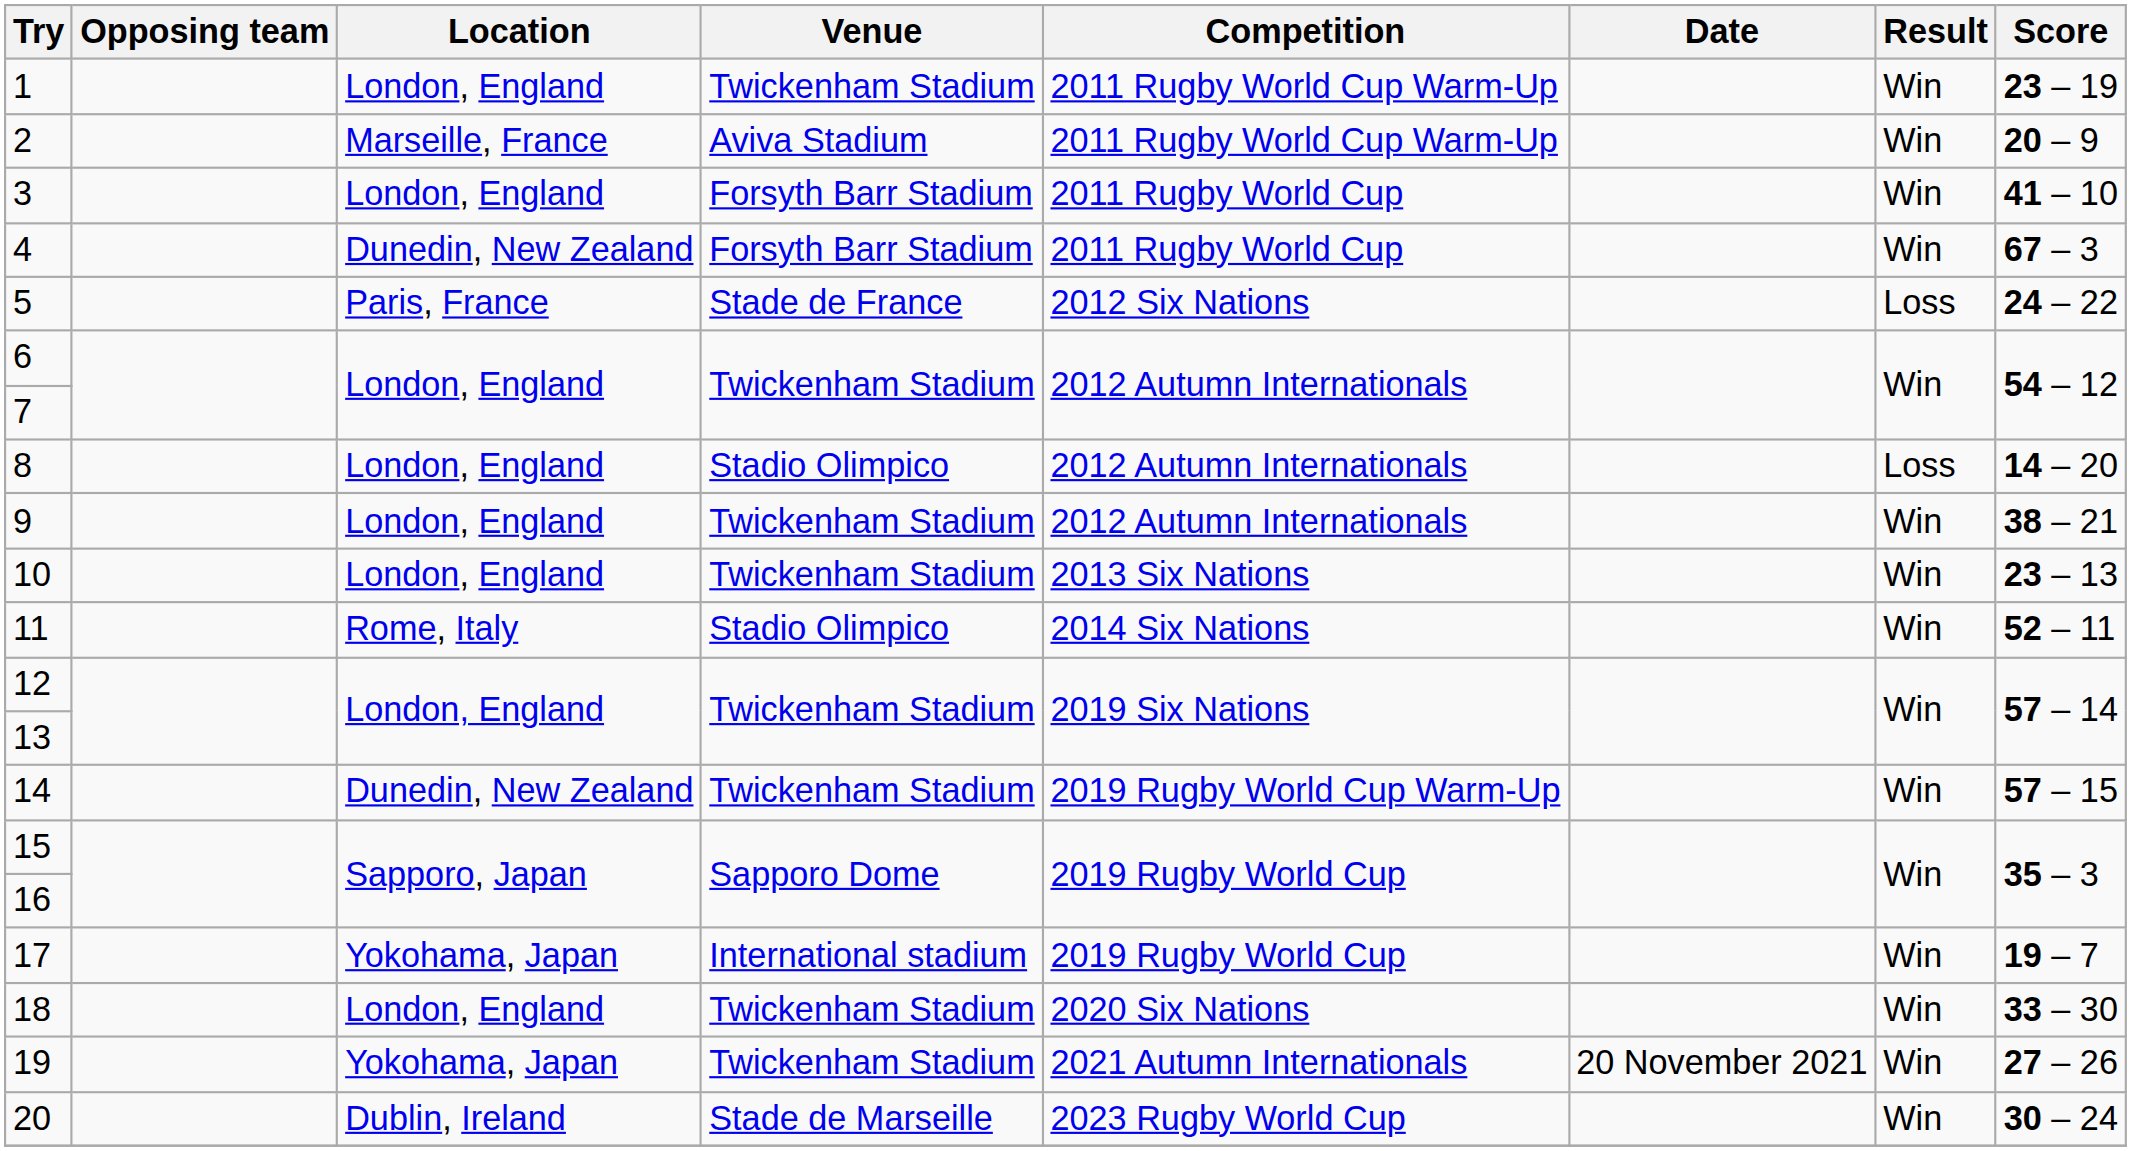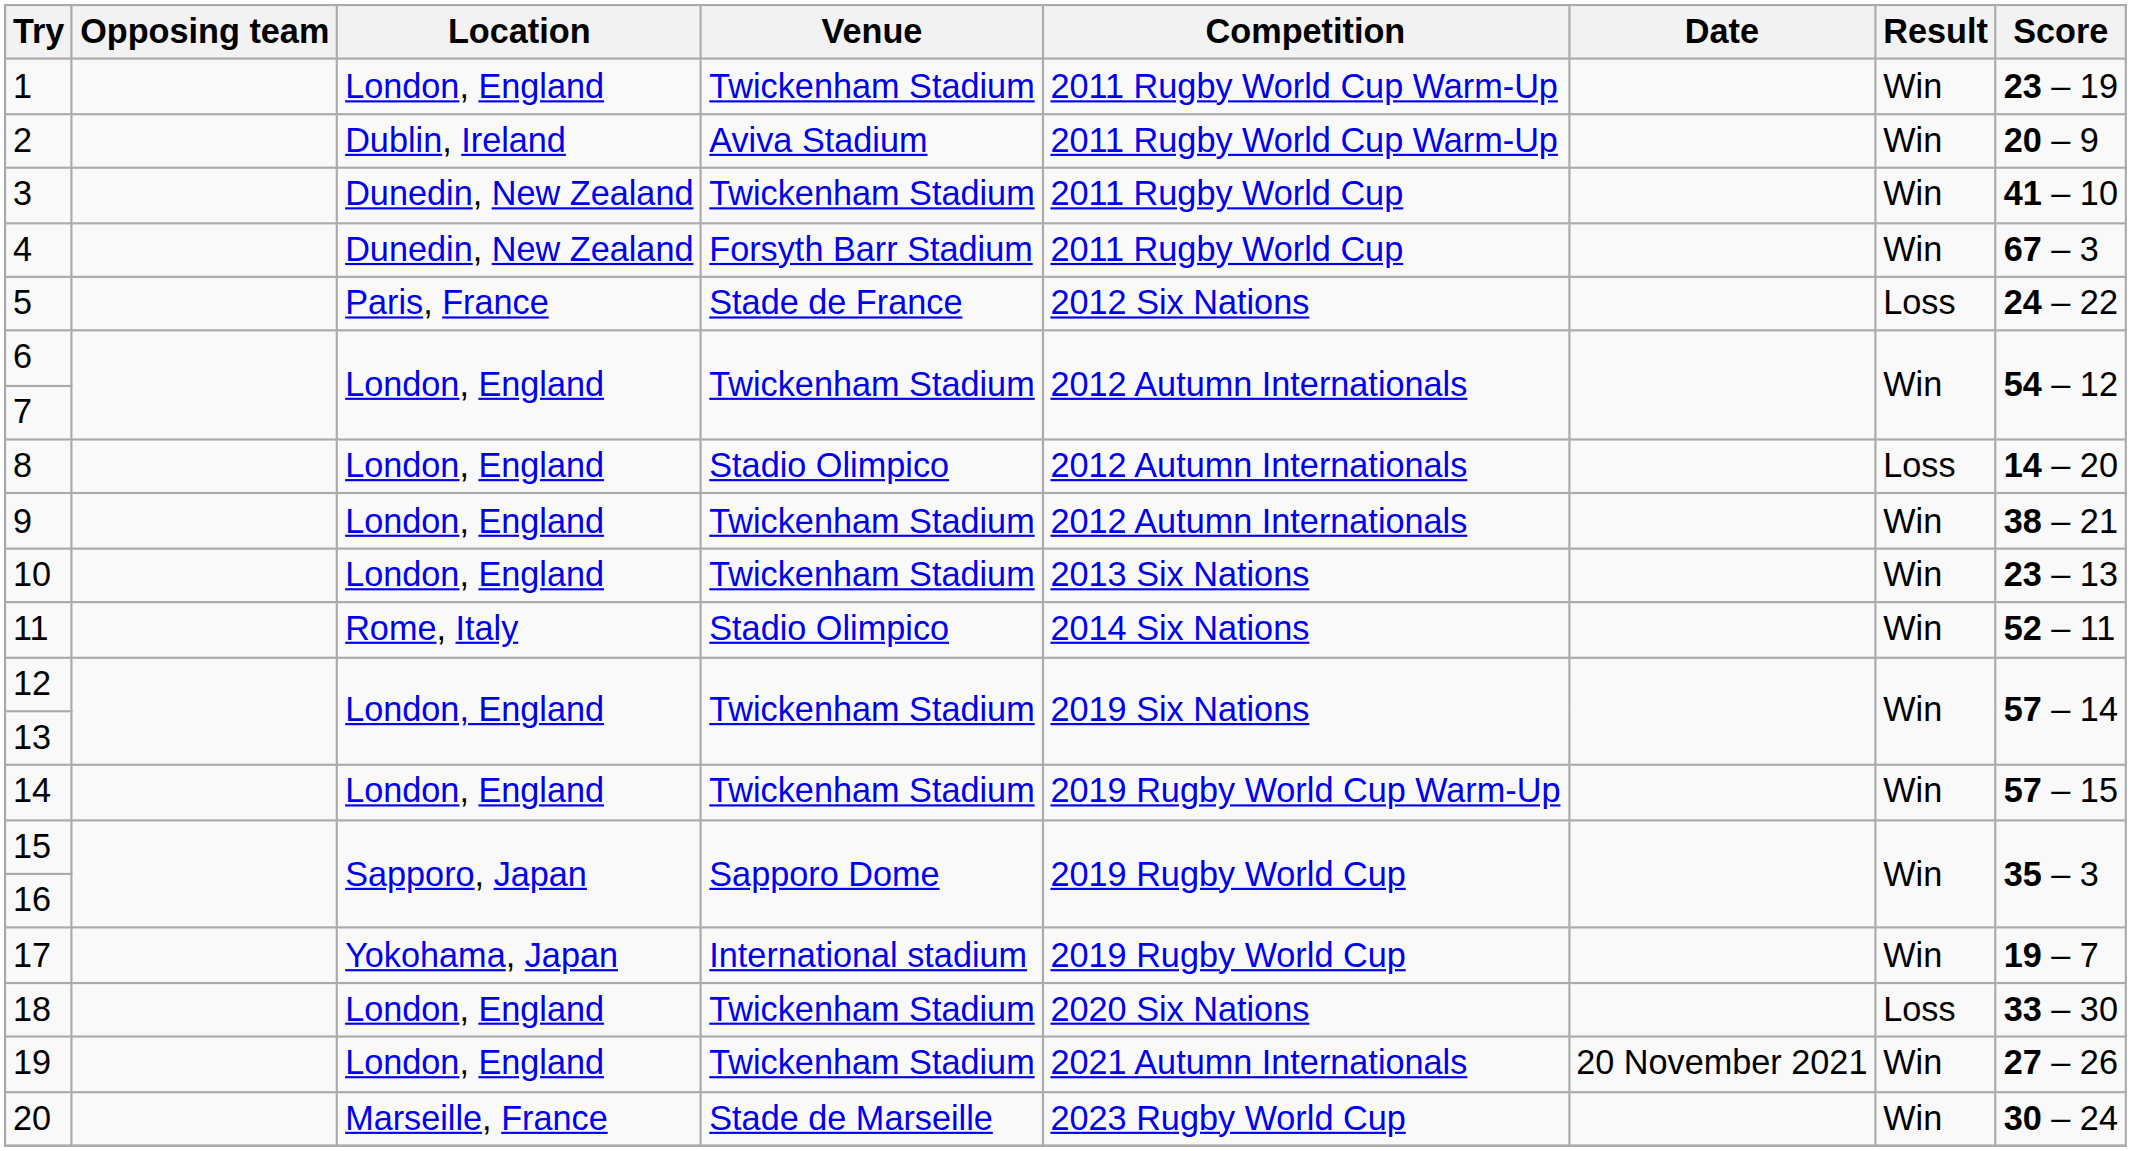(476, 140) Marseille, France -> (456, 140) Dublin, Ireland
(475, 194) London, England -> (519, 194) Dunedin, New Zealand
(871, 194) Forsyth Barr Stadium -> (872, 194) Twickenham Stadium
(519, 791) Dunedin, New Zealand -> (475, 791) London, England
(1913, 1009) Win -> (1919, 1009) Loss
(482, 1063) Yokohama, Japan -> (475, 1063) London, England
(456, 1117) Dublin, Ireland -> (476, 1117) Marseille, France
